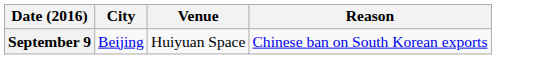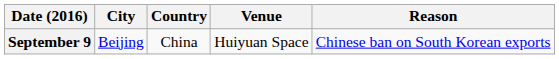+ column: (179, 16)
